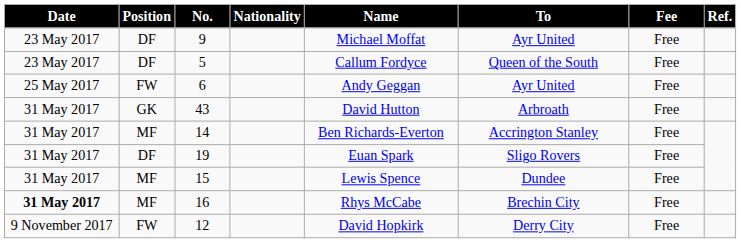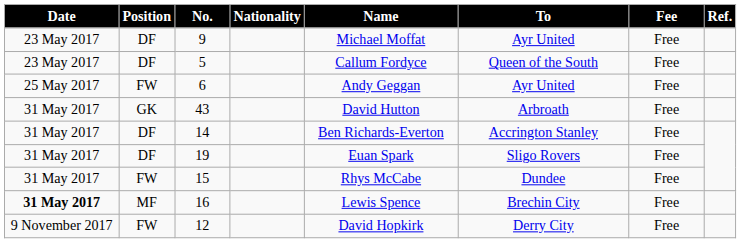(147, 132) MF -> (147, 132) DF
(147, 179) MF -> (147, 179) FW
(381, 179) Lewis Spence -> (381, 179) Rhys McCabe
(381, 202) Rhys McCabe -> (381, 202) Lewis Spence
